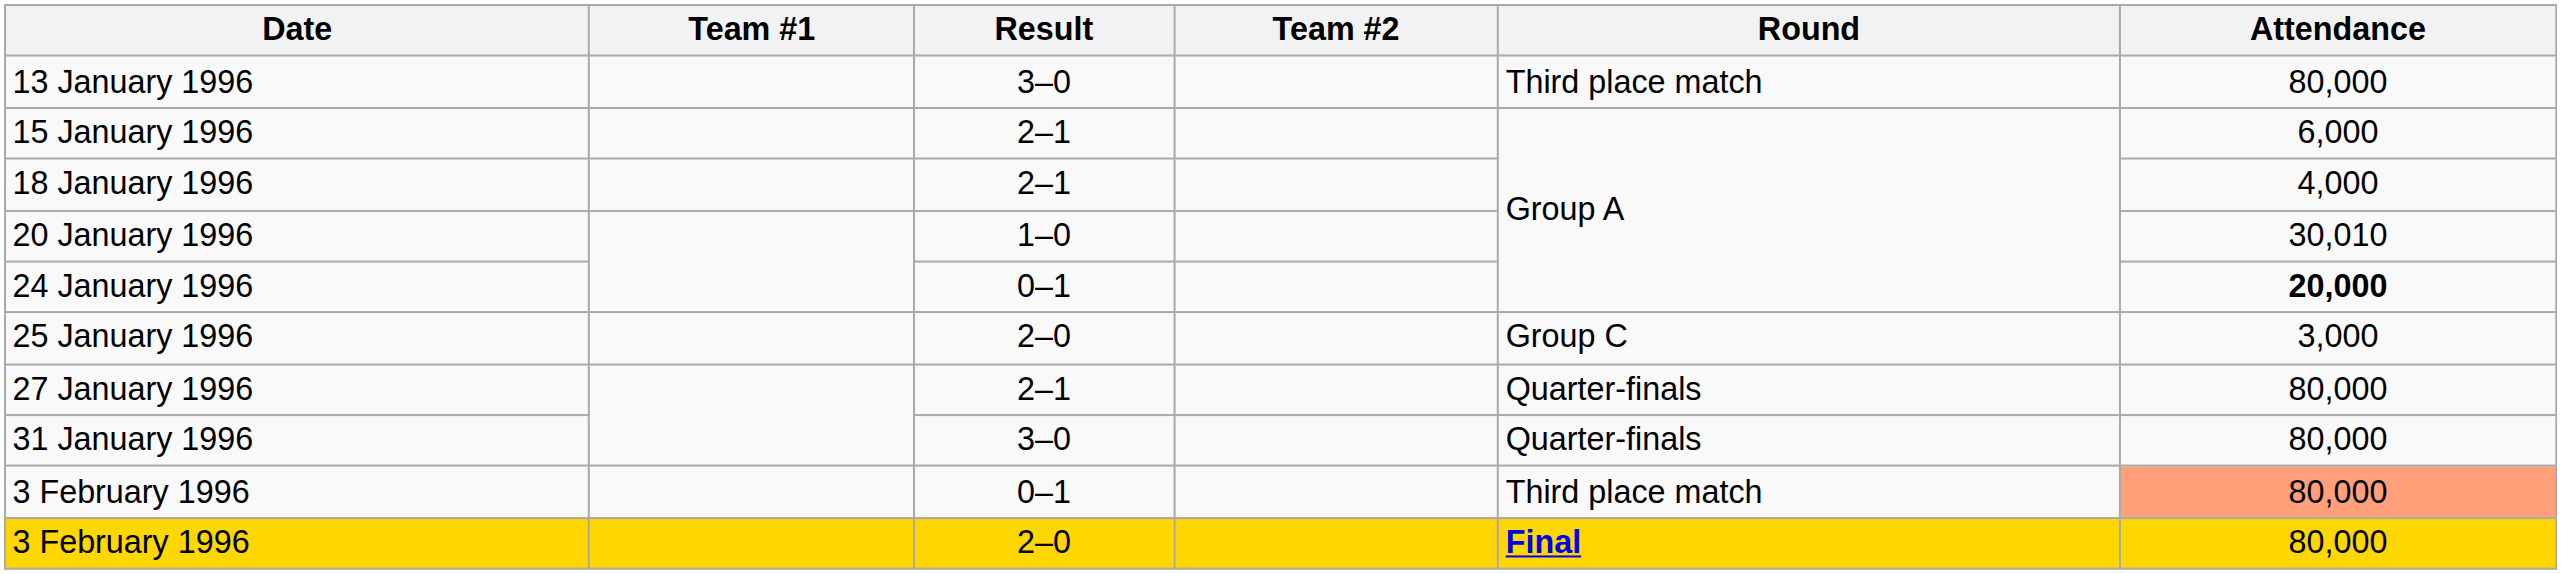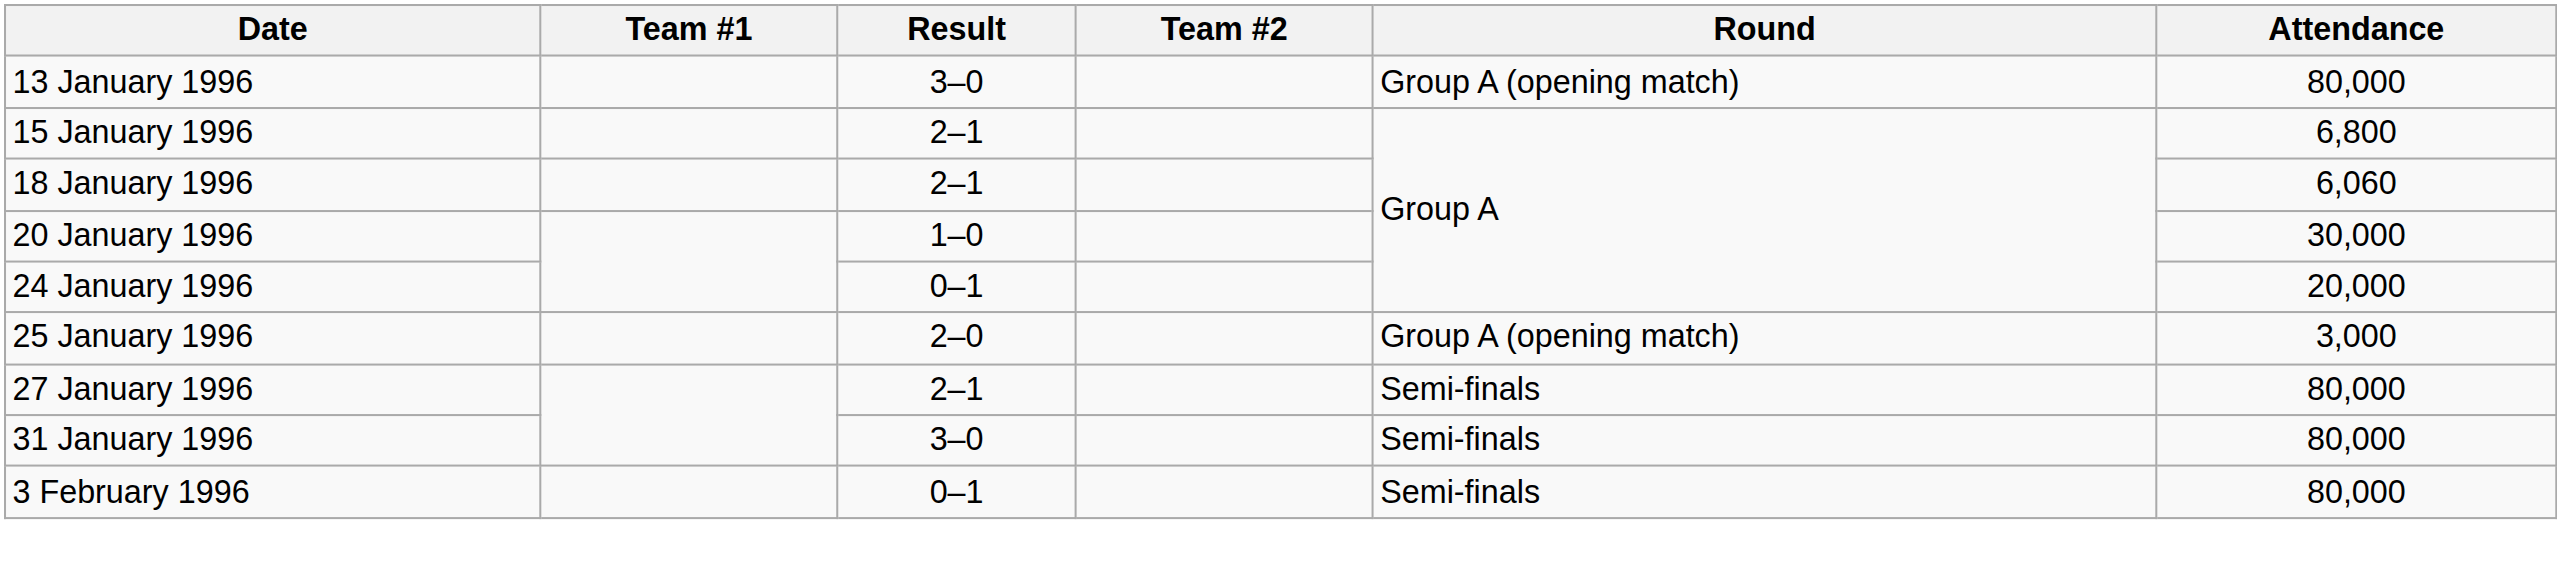(1634, 81) Third place match -> (1560, 81) Group A (opening match)
(2338, 132) 6,000 -> (2356, 132) 6,800
(2338, 183) 4,000 -> (2356, 183) 6,060
(2338, 235) 30,010 -> (2356, 235) 30,000
(2338, 286) bold -> (2356, 286) normal
(1567, 337) Group C -> (1560, 337) Group A (opening match)
(1604, 388) Quarter-finals -> (1460, 388) Semi-finals
(1604, 440) Quarter-finals -> (1460, 440) Semi-finals
(1634, 491) Third place match -> (1460, 491) Semi-finals
(2338, 491) lightsalmon background -> (2356, 491) no background
- row: (131, 542)
